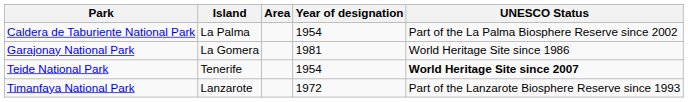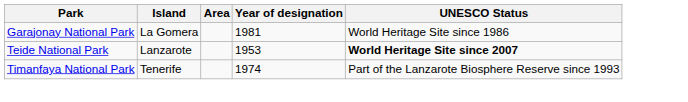- row: (101, 32)
(221, 69) Tenerife -> (166, 50) Lanzarote
(309, 69) 1954 -> (248, 50) 1953
(226, 87) Lanzarote -> (161, 69) Tenerife
(309, 87) 1972 -> (248, 69) 1974
